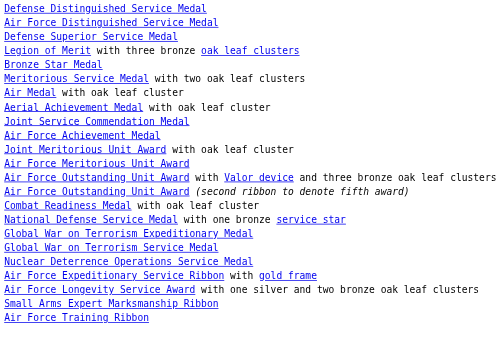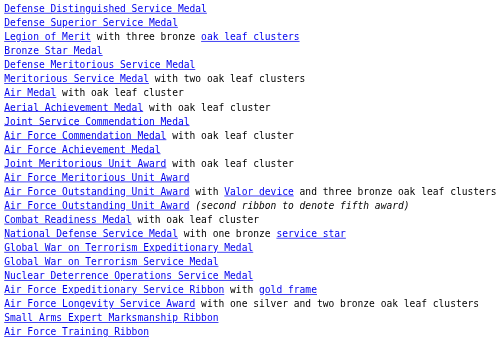- row: (111, 23)
+ row: (100, 65)
+ row: (149, 135)
